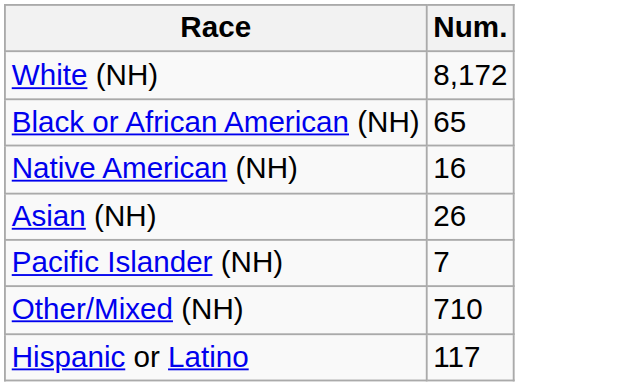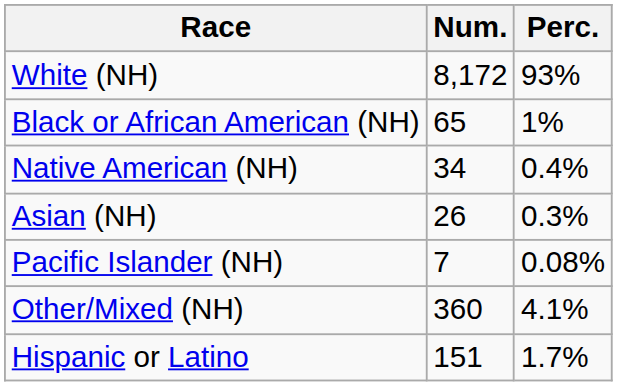+ column: (563, 27)
(450, 168) 16 -> (450, 168) 34
(458, 309) 710 -> (458, 309) 360
(457, 356) 117 -> (458, 356) 151
